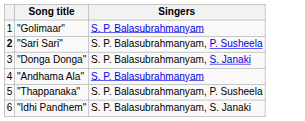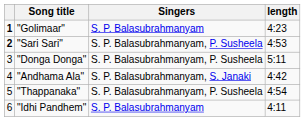+ column: (282, 12)
(9, 28) normal -> (9, 28) bold
(171, 60) S. P. Balasubrahmanyam, S. Janaki -> (177, 60) S. P. Balasubrahmanyam, P. Susheela
(147, 76) S. P. Balasubrahmanyam -> (171, 76) S. P. Balasubrahmanyam, S. Janaki
(171, 108) S. P. Balasubrahmanyam, S. Janaki -> (147, 108) S. P. Balasubrahmanyam
